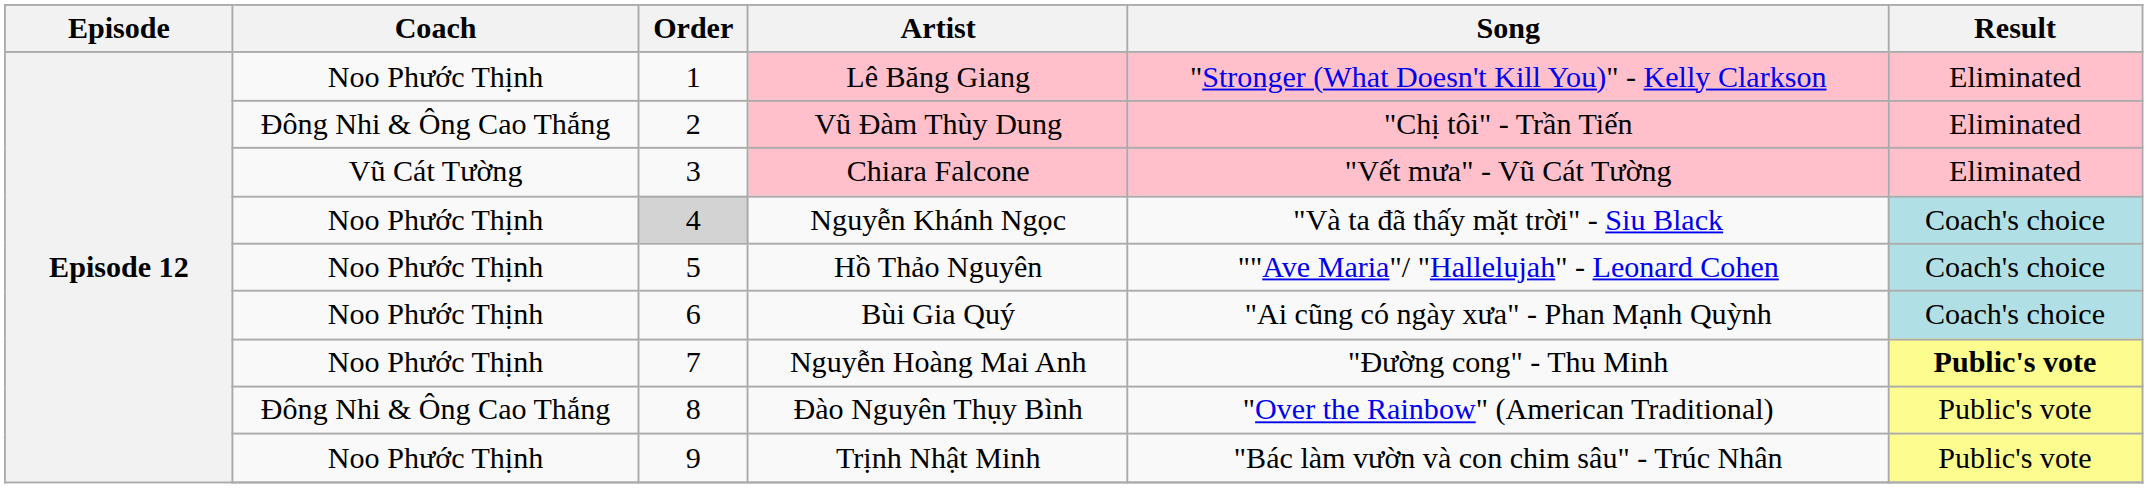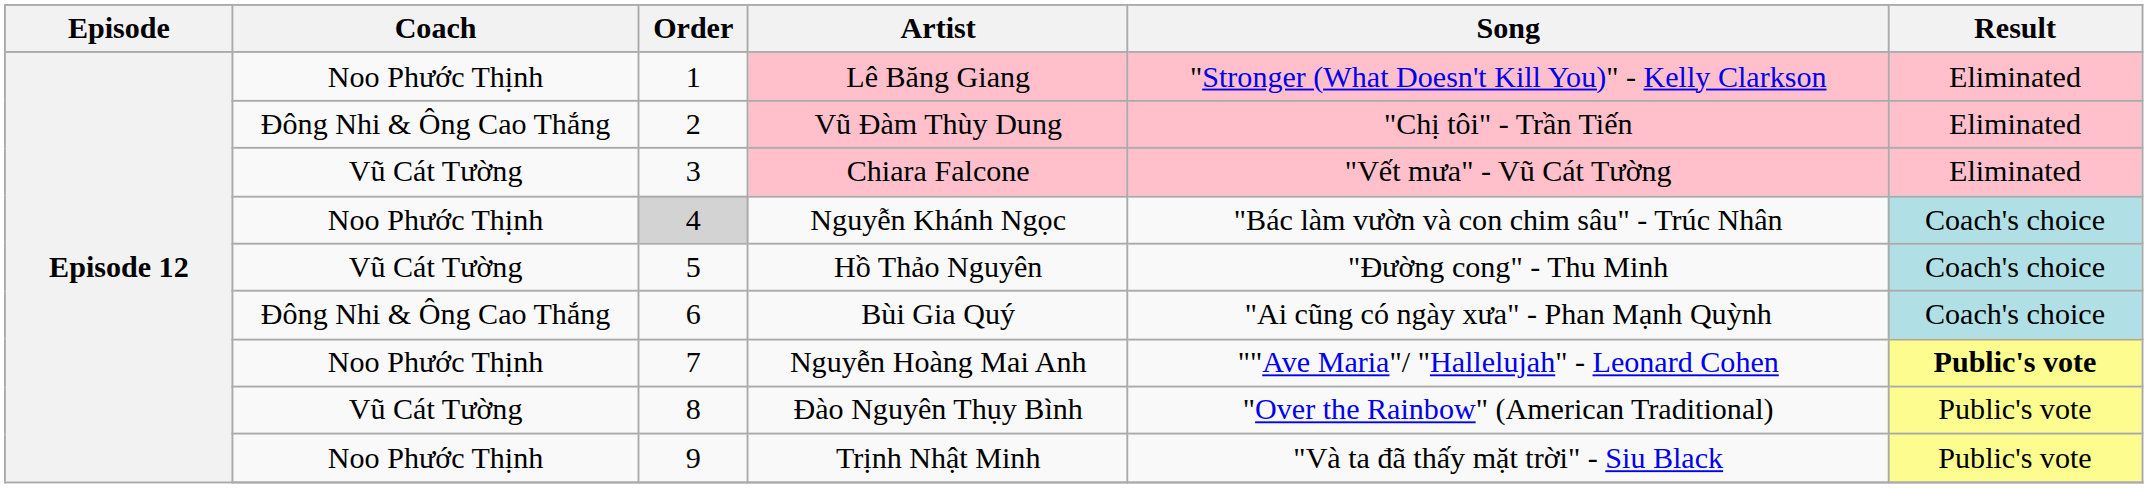(1508, 219) "Và ta đã thấy mặt trời" - Siu Black -> (1508, 219) "Bác làm vườn và con chim sâu" - Trúc Nhân
(436, 266) Noo Phước Thịnh -> (436, 266) Vũ Cát Tường
(1508, 266) ""Ave Maria"/ "Hallelujah" - Leonard Cohen -> (1508, 266) "Đường cong" - Thu Minh
(436, 314) Noo Phước Thịnh -> (436, 314) Đông Nhi & Ông Cao Thắng
(1508, 362) "Đường cong" - Thu Minh -> (1508, 362) ""Ave Maria"/ "Hallelujah" - Leonard Cohen
(436, 409) Đông Nhi & Ông Cao Thắng -> (436, 409) Vũ Cát Tường
(1508, 457) "Bác làm vườn và con chim sâu" - Trúc Nhân -> (1508, 457) "Và ta đã thấy mặt trời" - Siu Black
